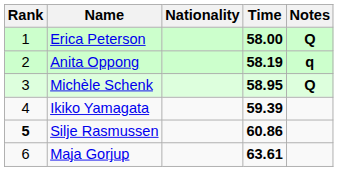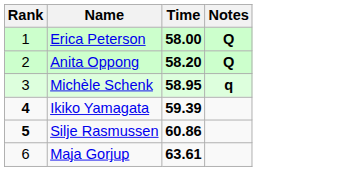- column: (202, 16)
(265, 62) 58.19 -> (183, 62) 58.20
(310, 62) q -> (229, 62) Q
(310, 85) Q -> (229, 85) q
(26, 108) normal -> (26, 108) bold
